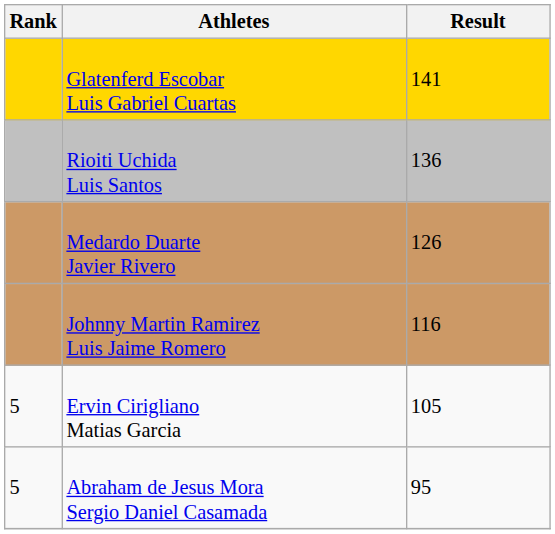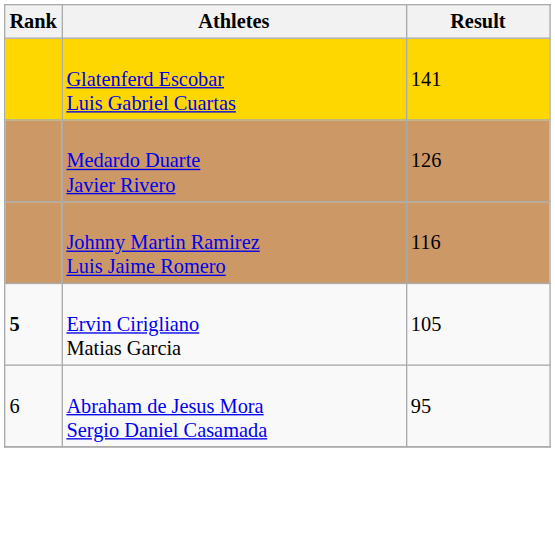- row: (122, 173)
(14, 406) normal -> (14, 324) bold
(14, 488) 5 -> (14, 406) 6
